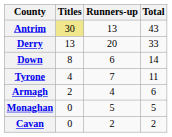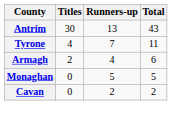(70, 28) khaki background -> (70, 28) no background
- row: (30, 44)
- row: (30, 60)
